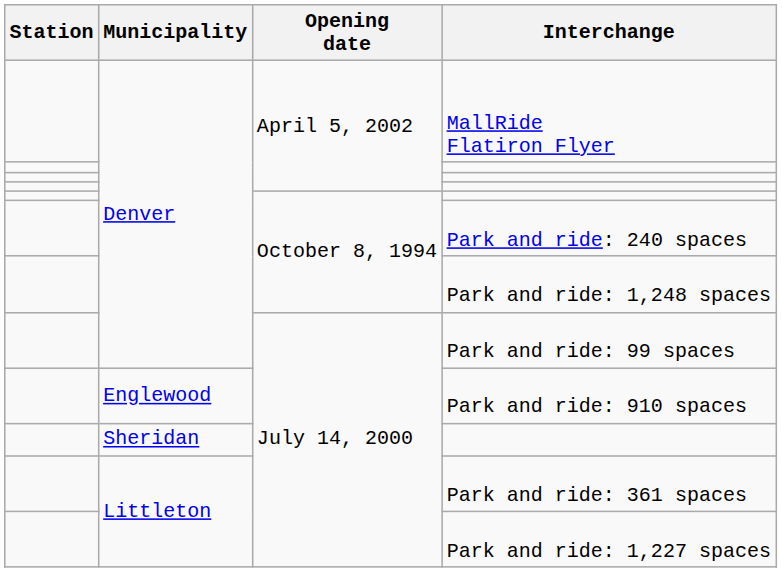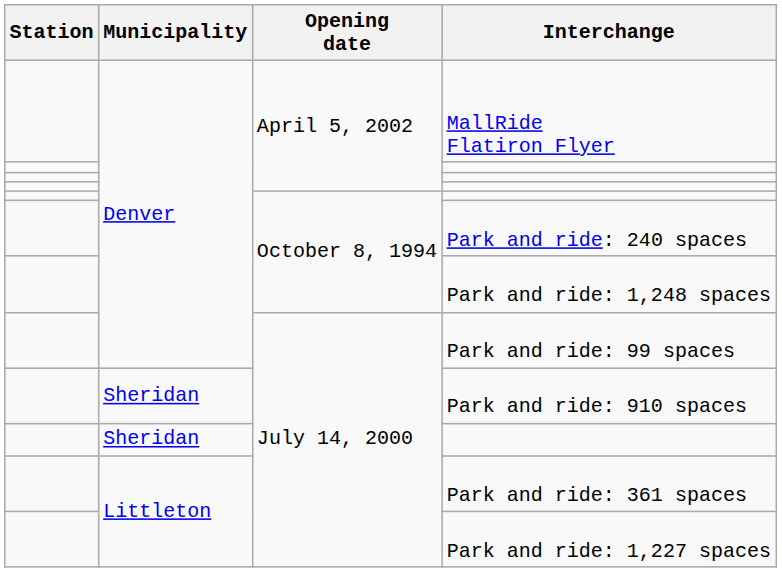(157, 396) Englewood -> (151, 396) Sheridan
